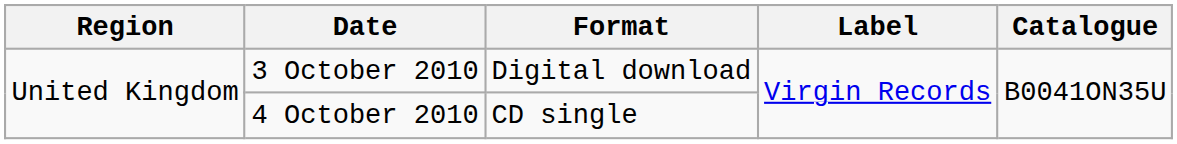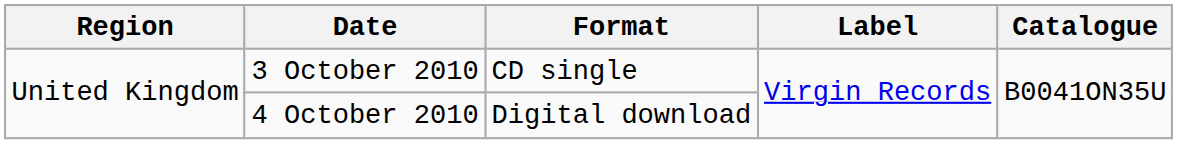(621, 71) Digital download -> (565, 71) CD single
(565, 115) CD single -> (621, 115) Digital download
